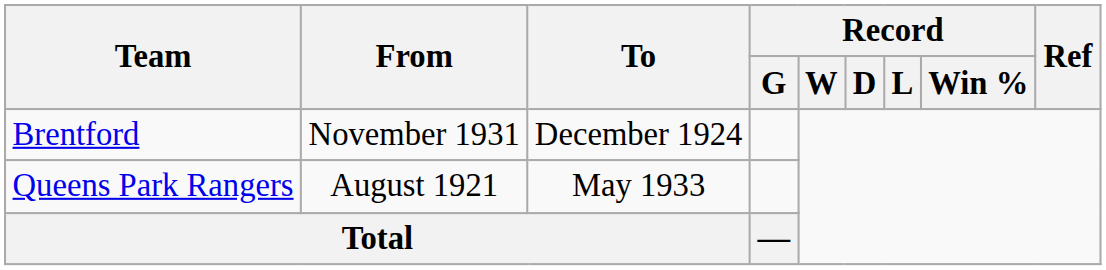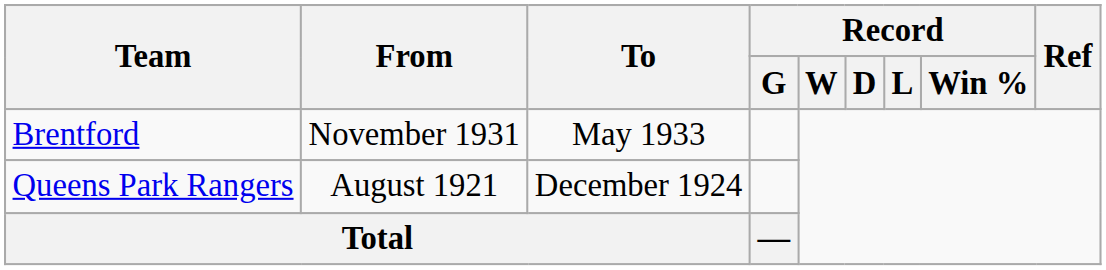(639, 133) December 1924 -> (639, 133) May 1933
(639, 185) May 1933 -> (639, 185) December 1924
